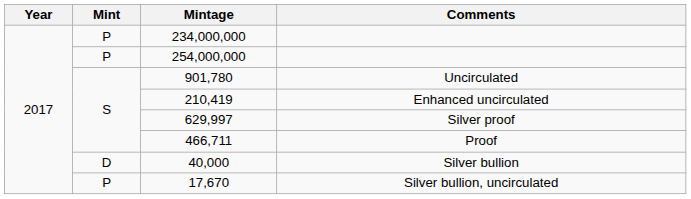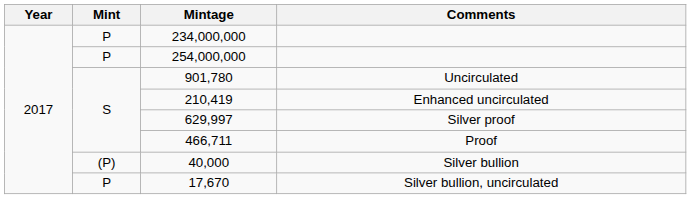(107, 162) D -> (107, 162) (P)
